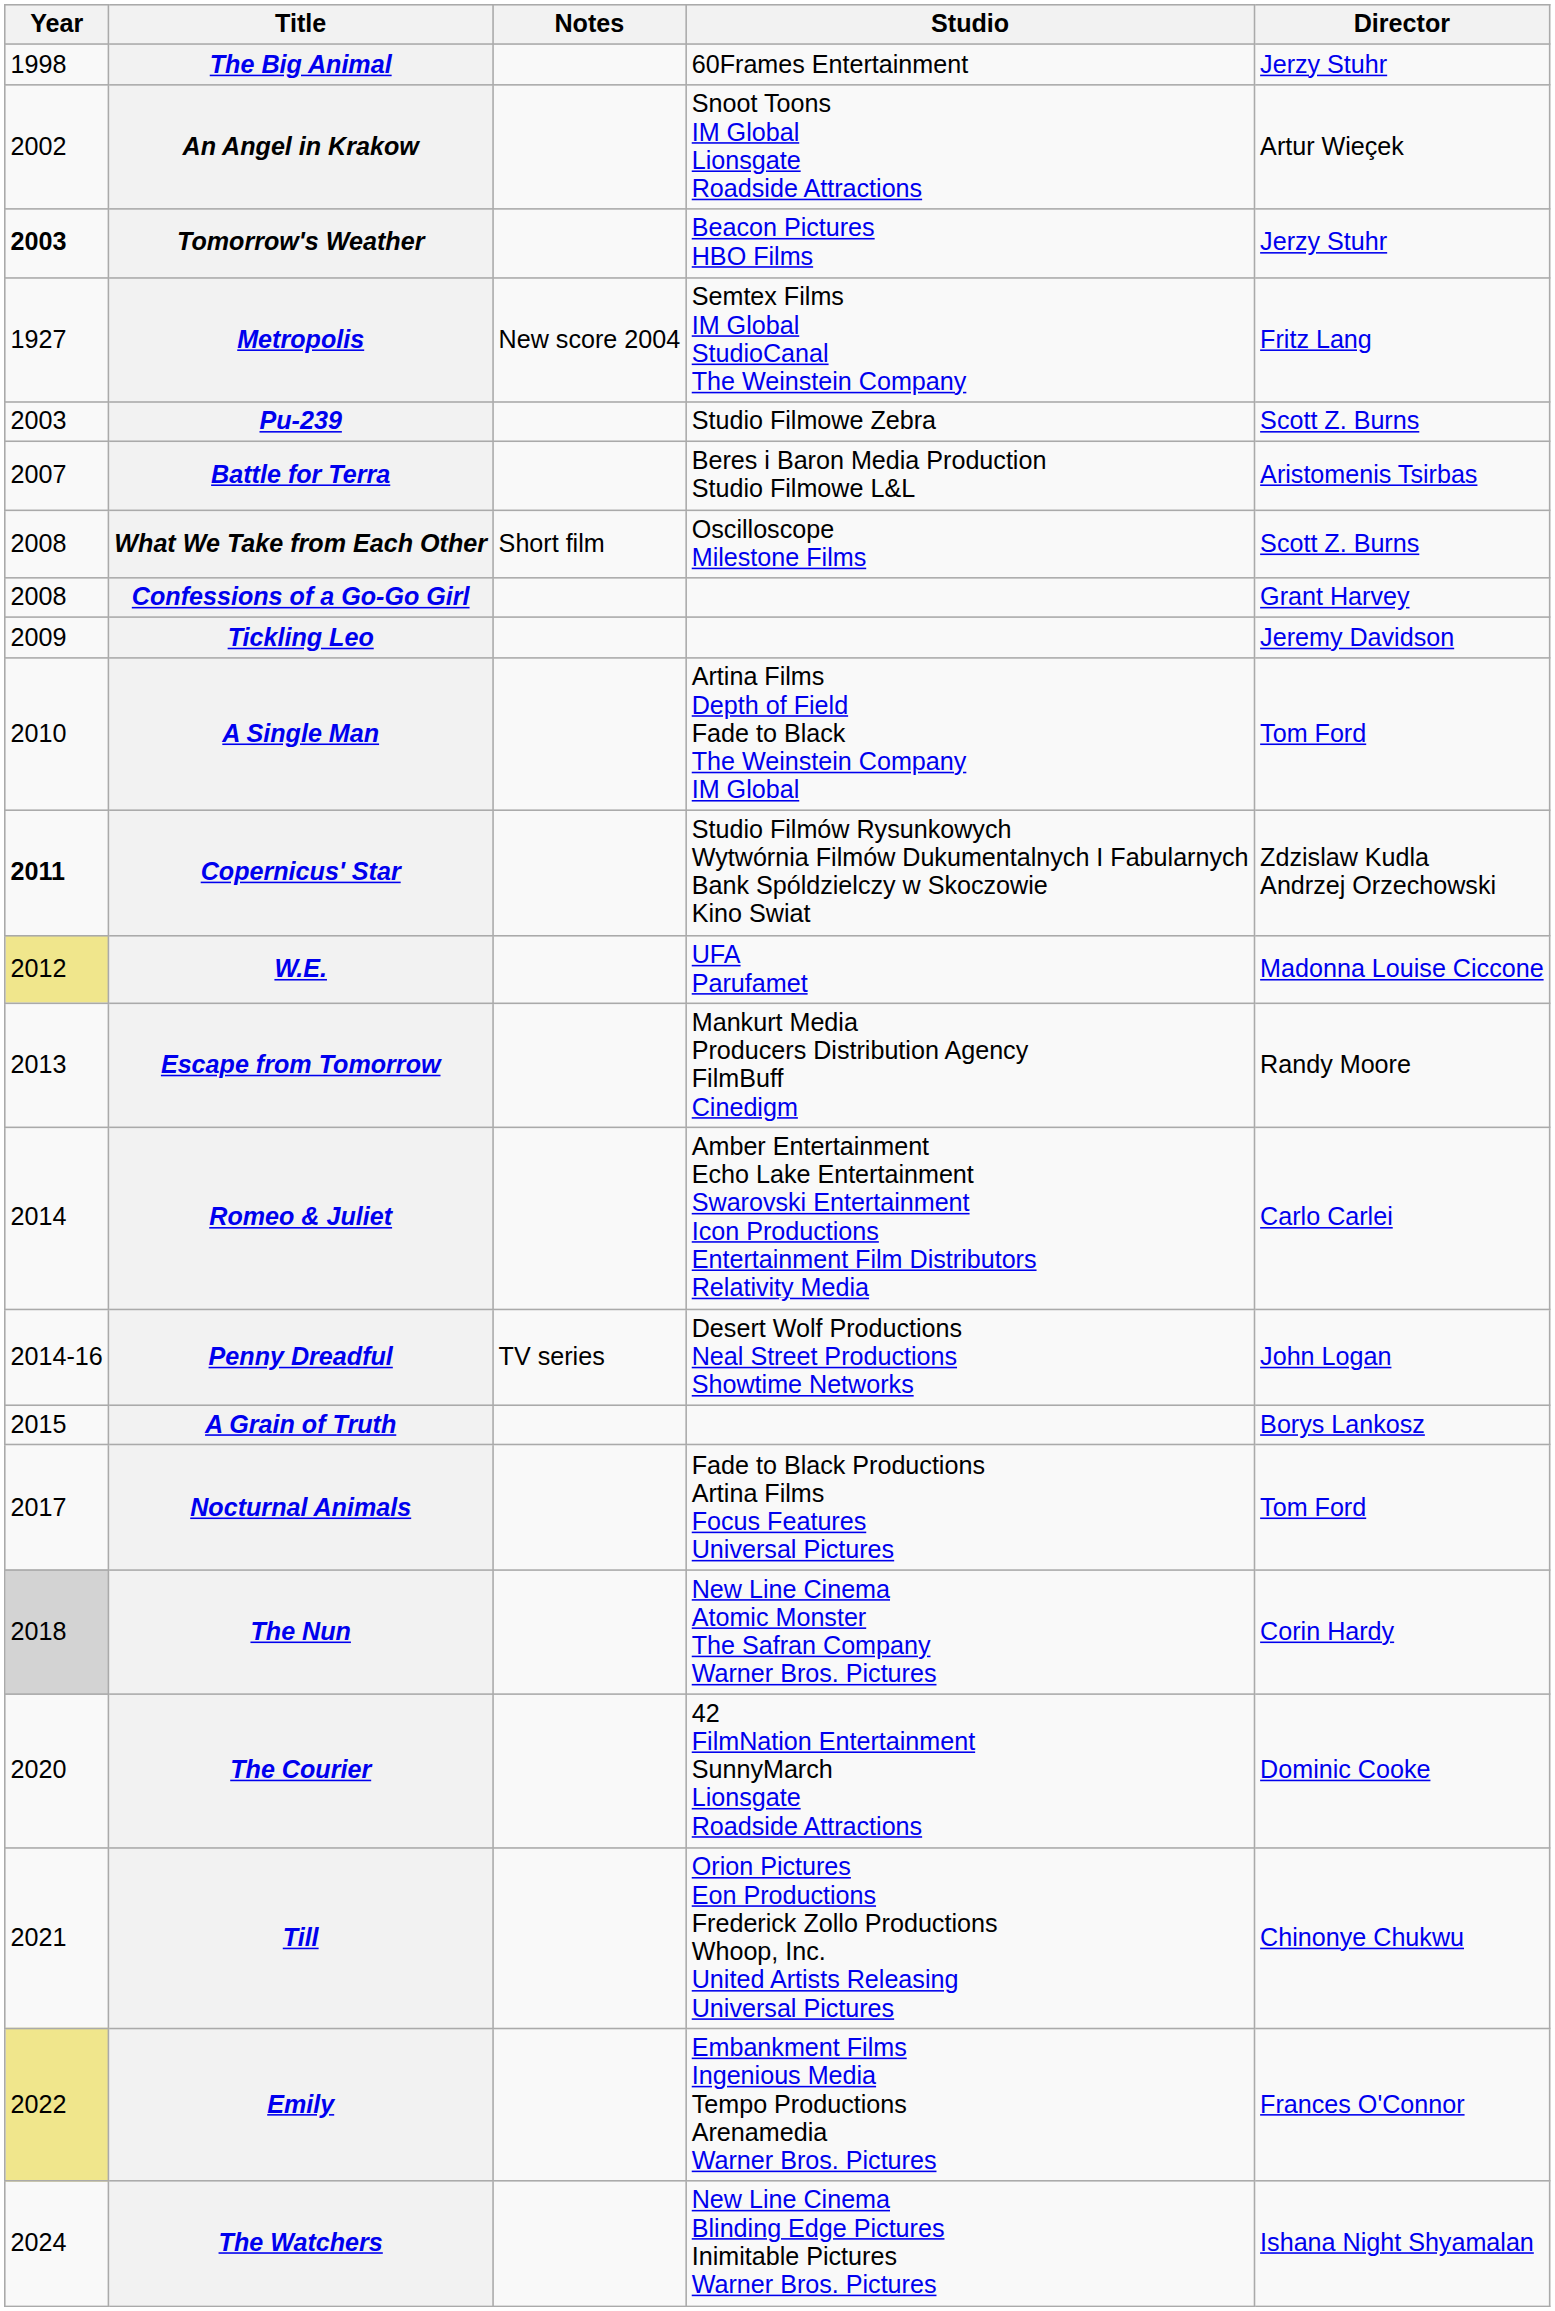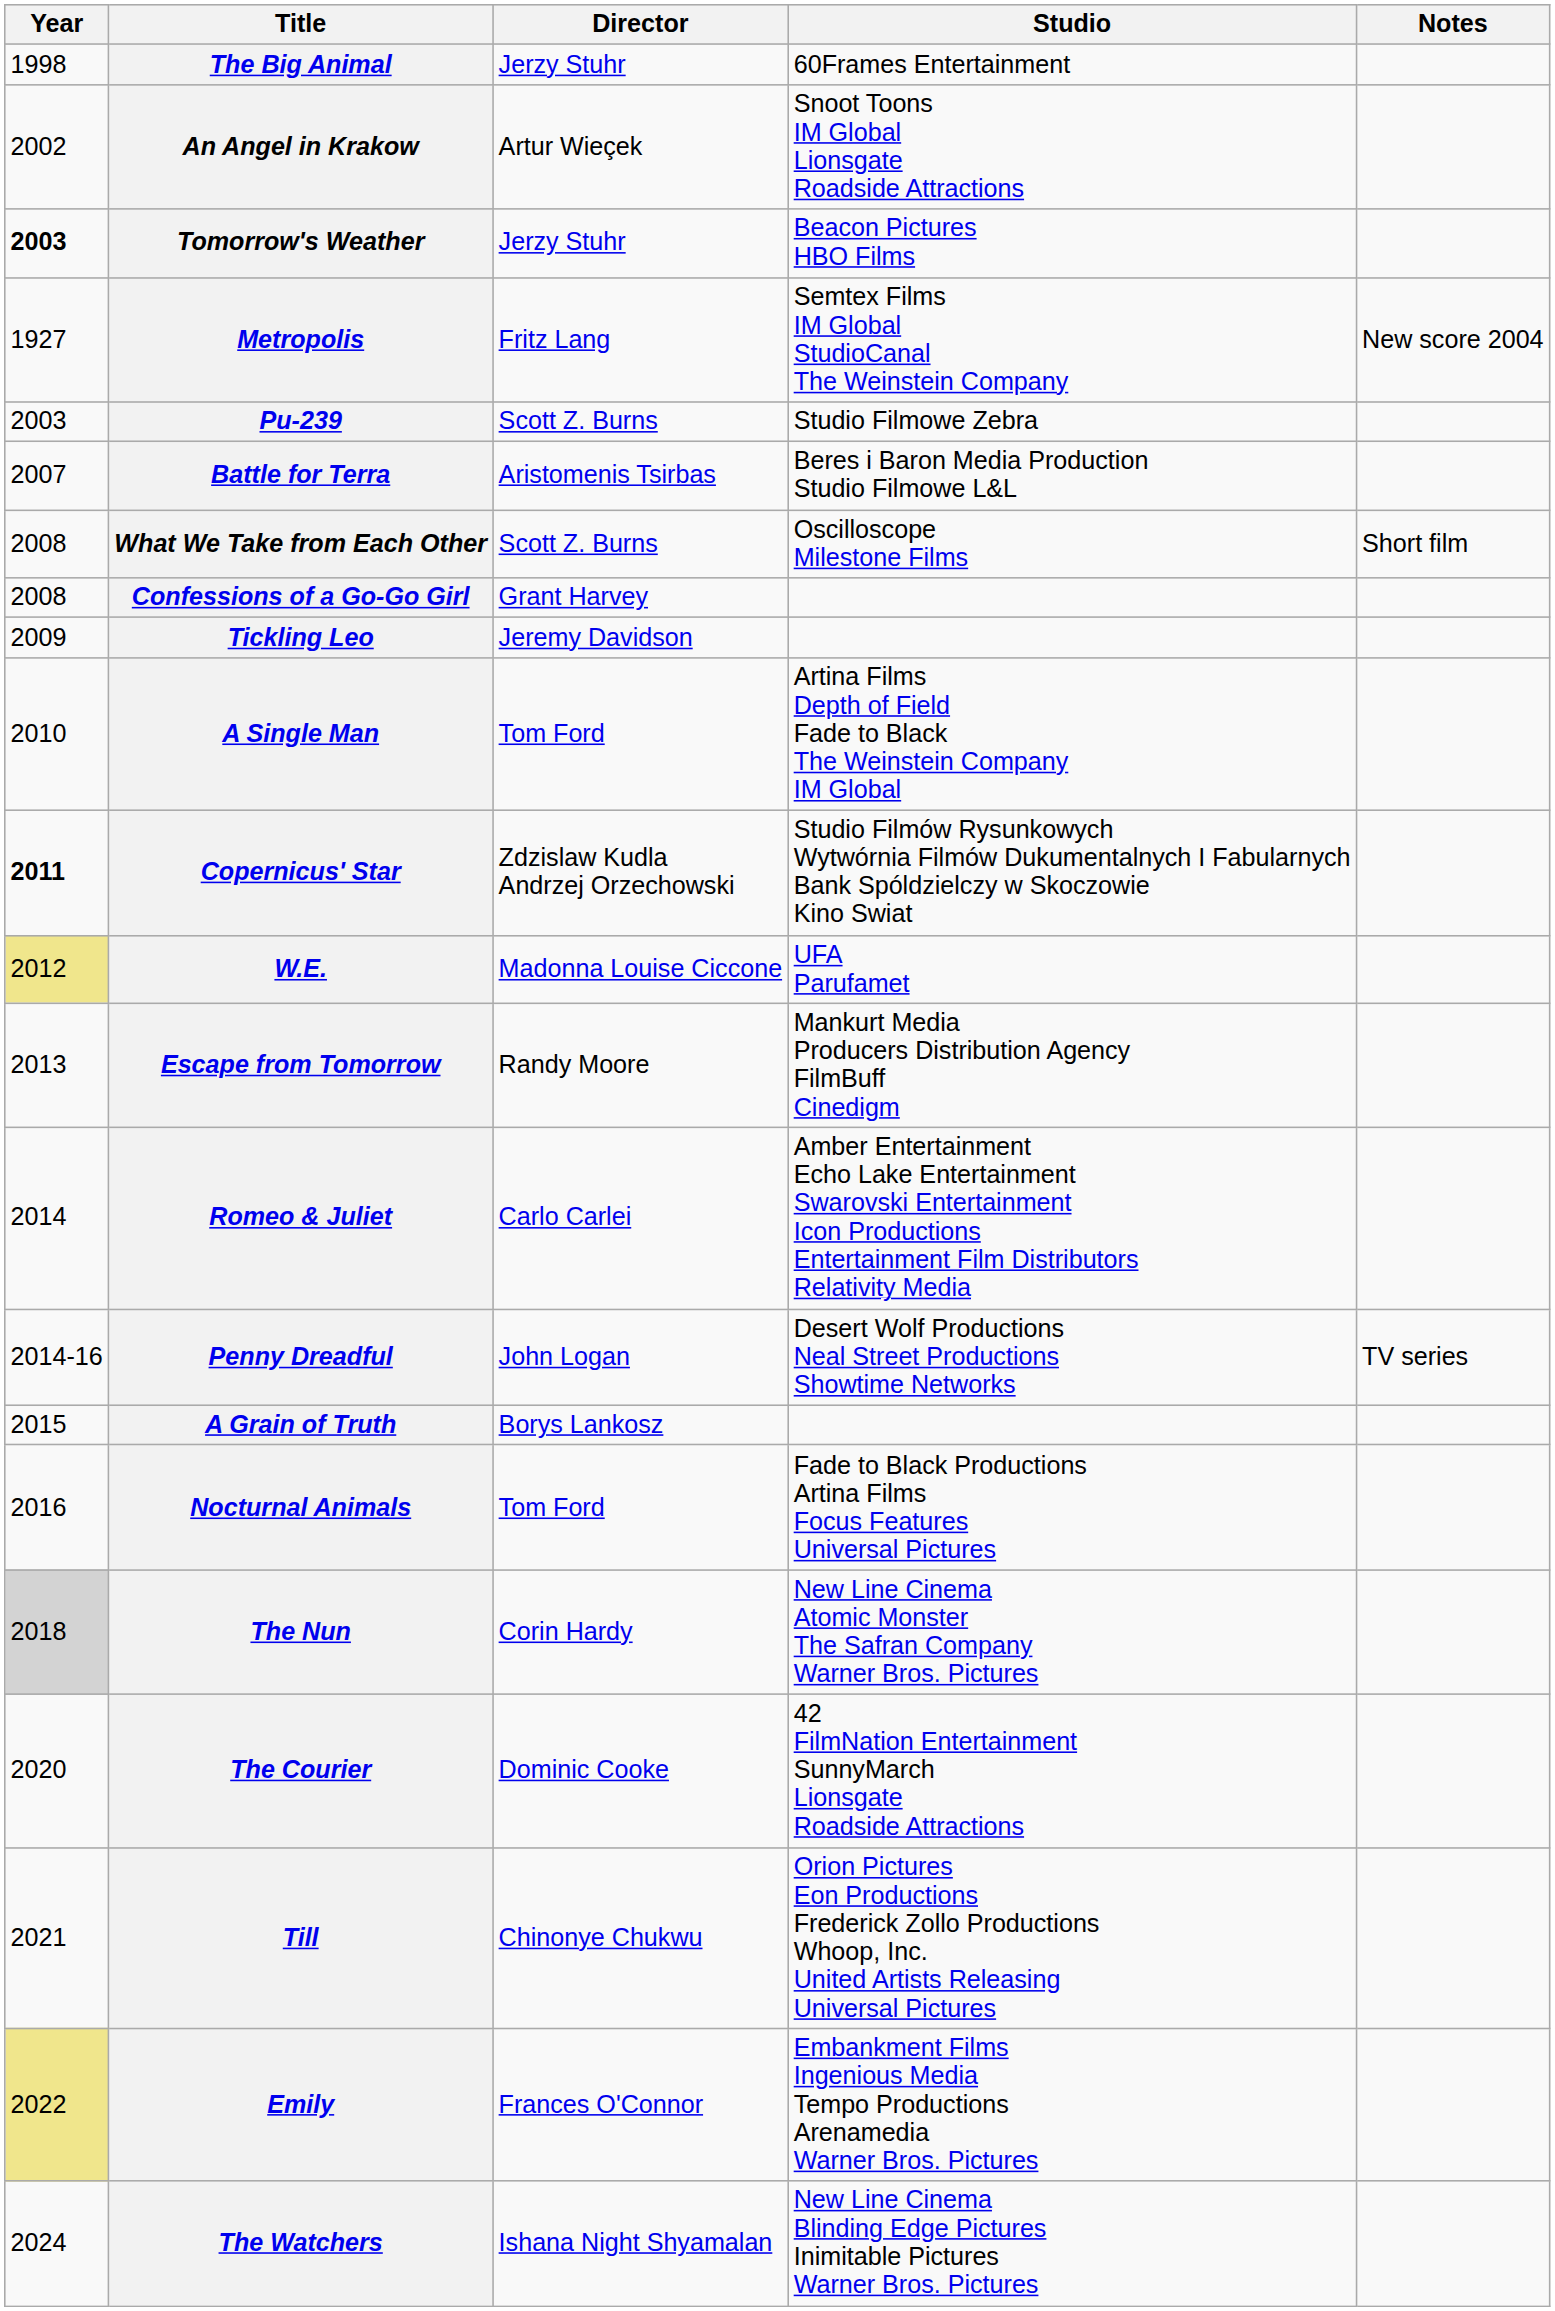columns swapped: (1402, 24) <-> (589, 24)
(39, 1507) 2017 -> (39, 1507) 2016
